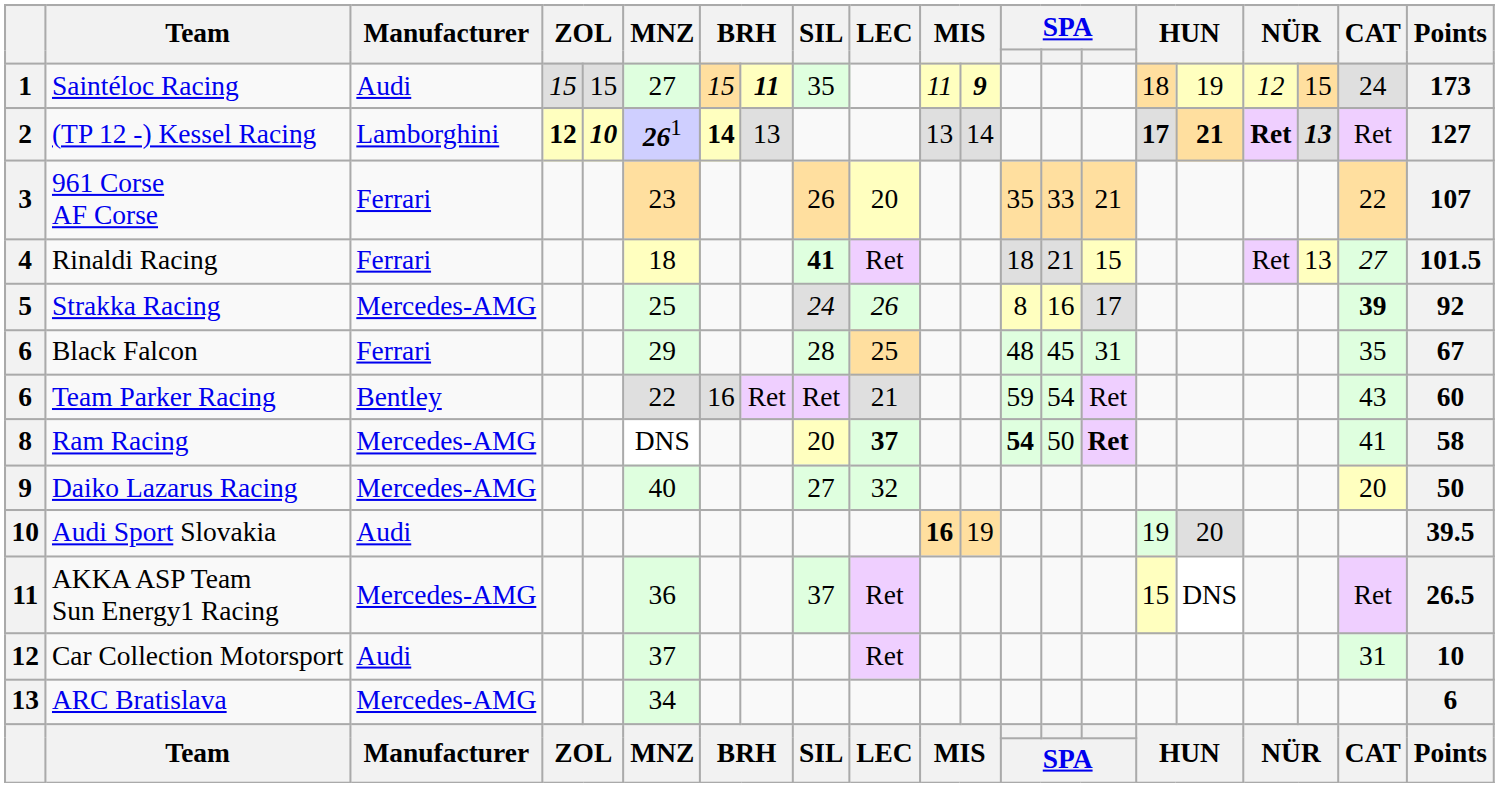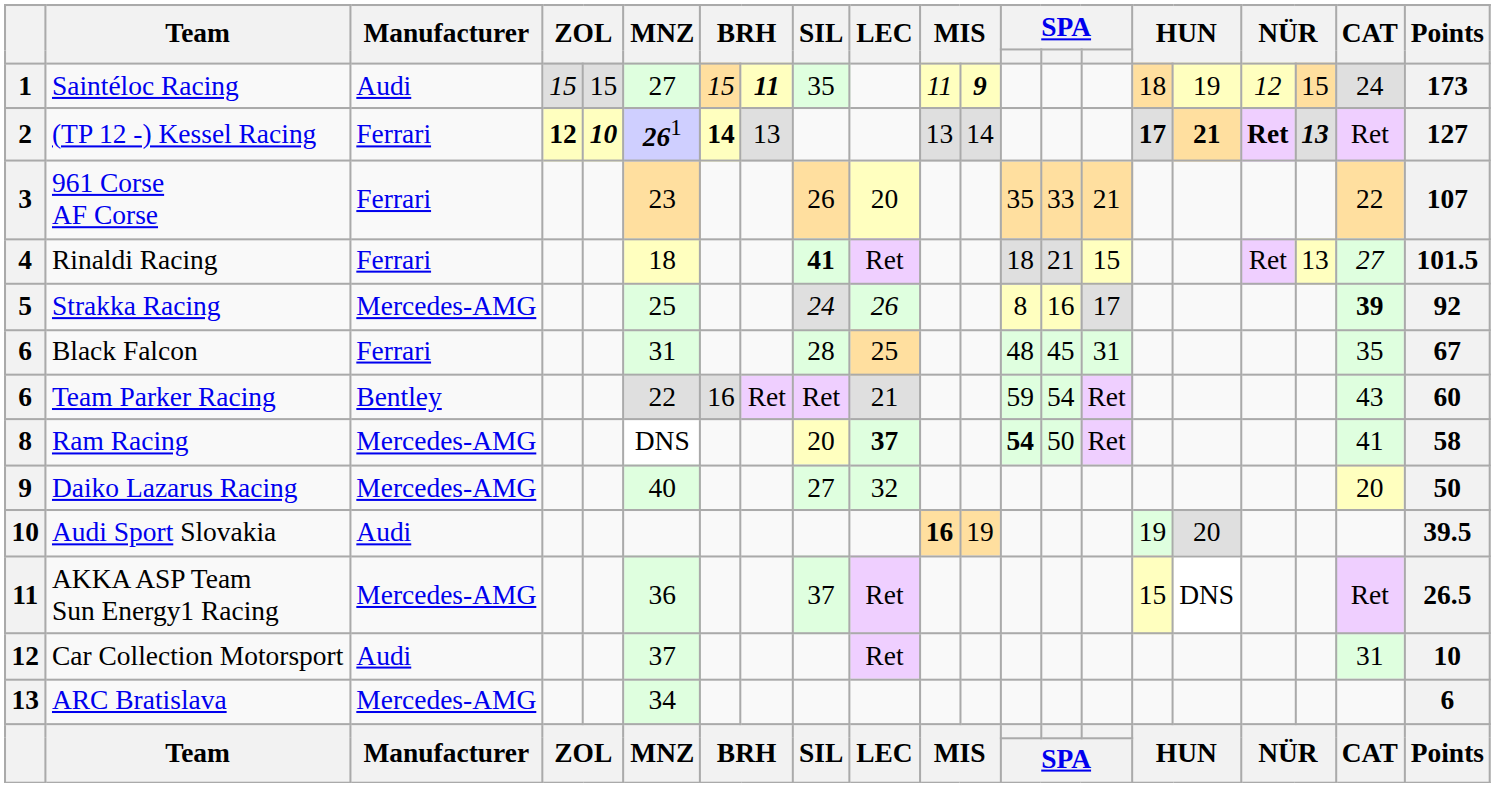(428, 133) Lamborghini -> (394, 133) Ferrari
(662, 351) 29 -> (662, 351) 31
(1108, 441) bold -> (1107, 441) normal
